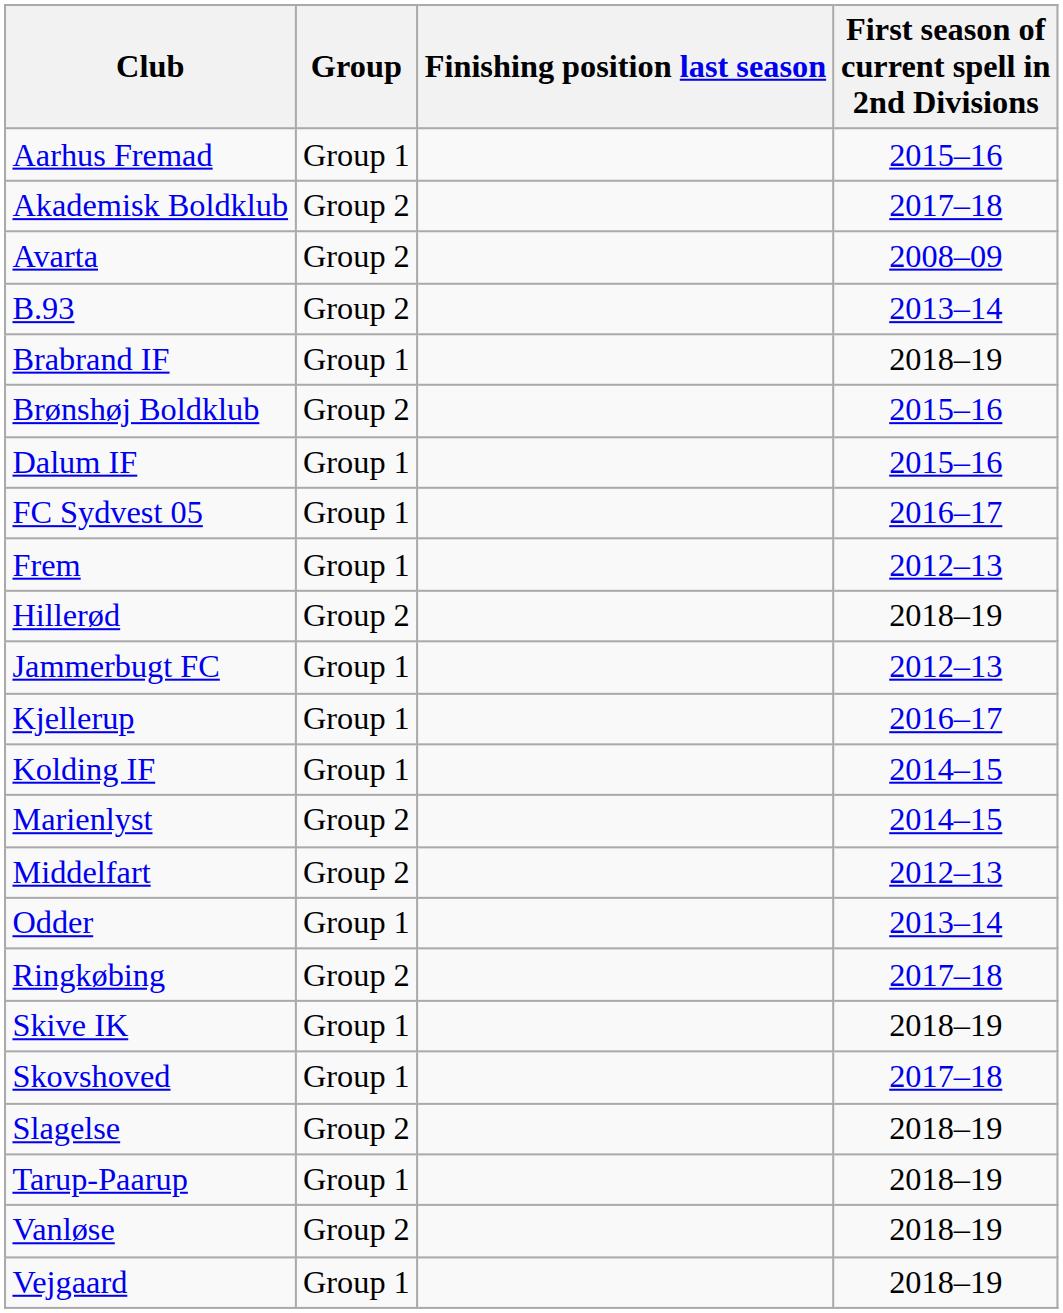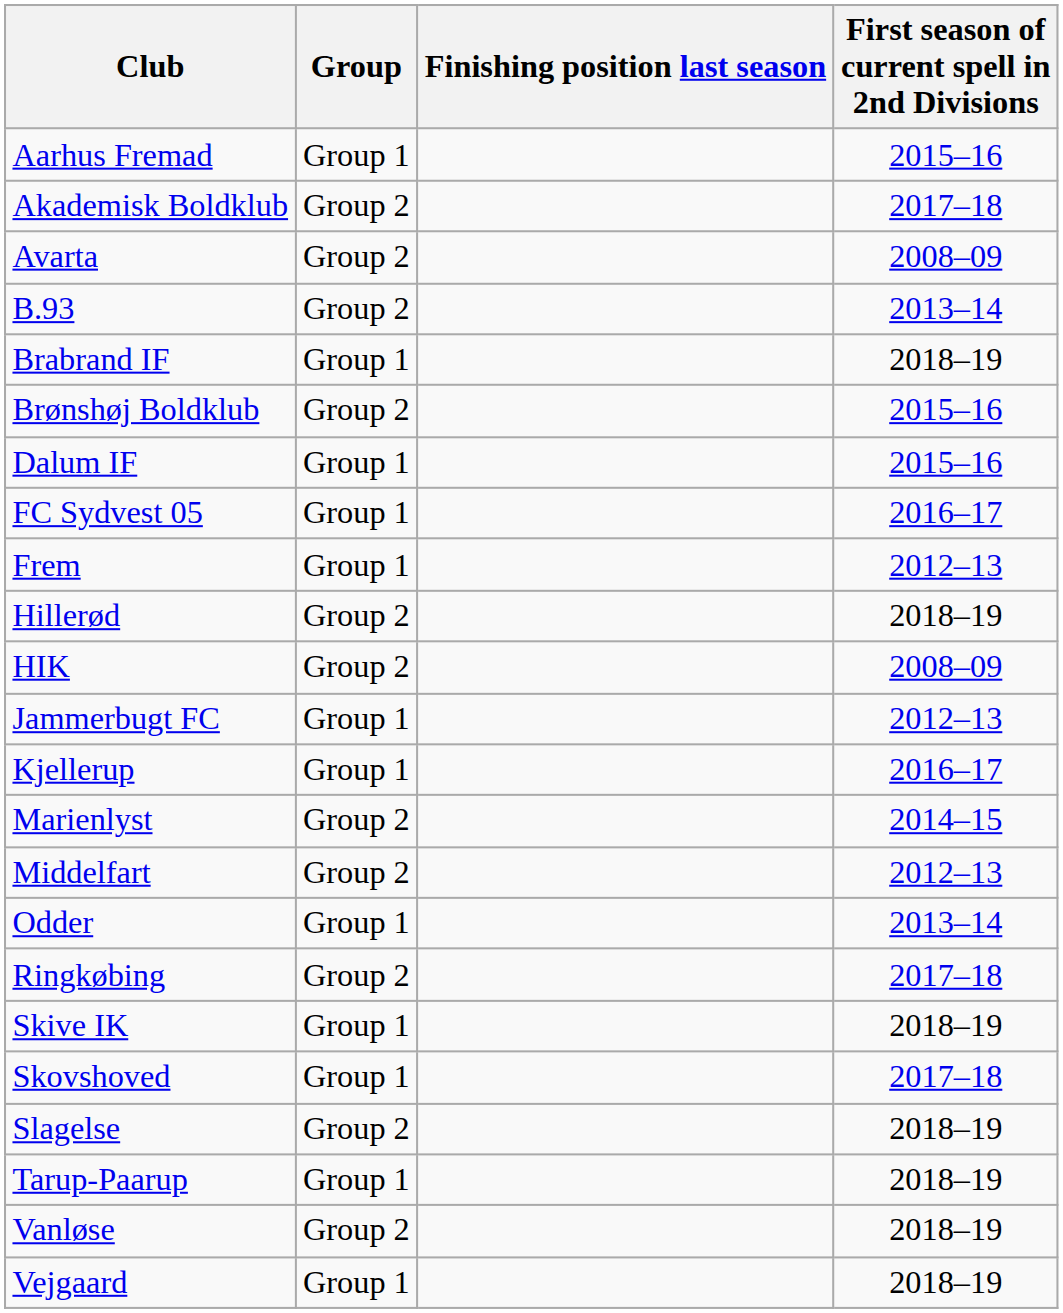+ row: (41, 666)
- row: (84, 769)
